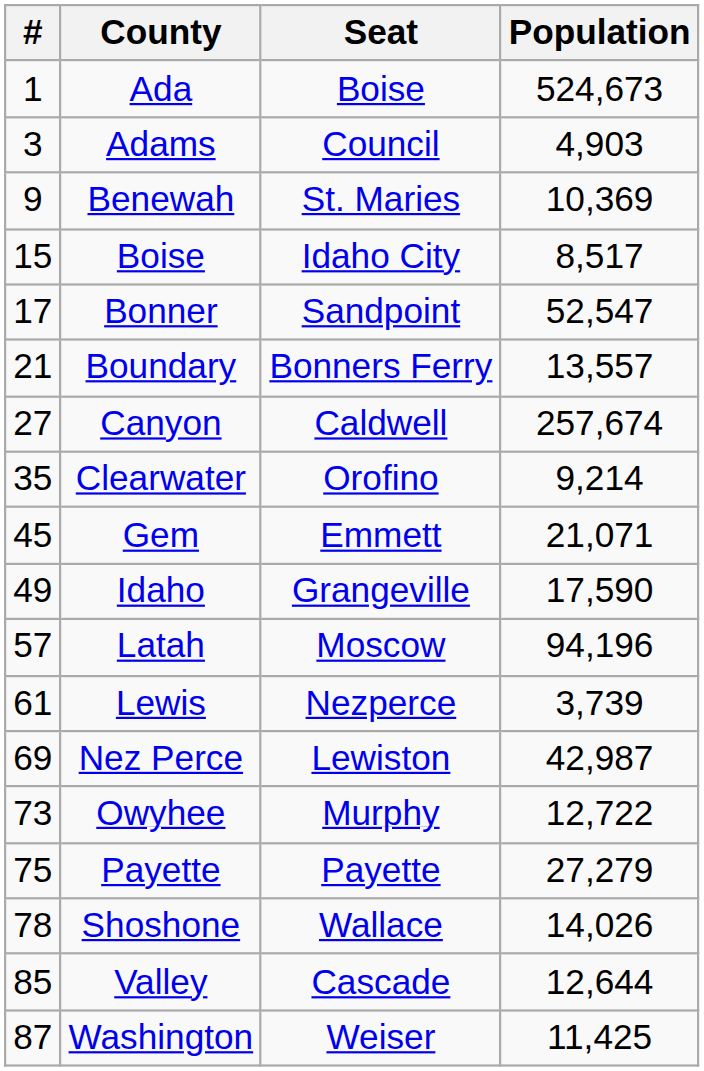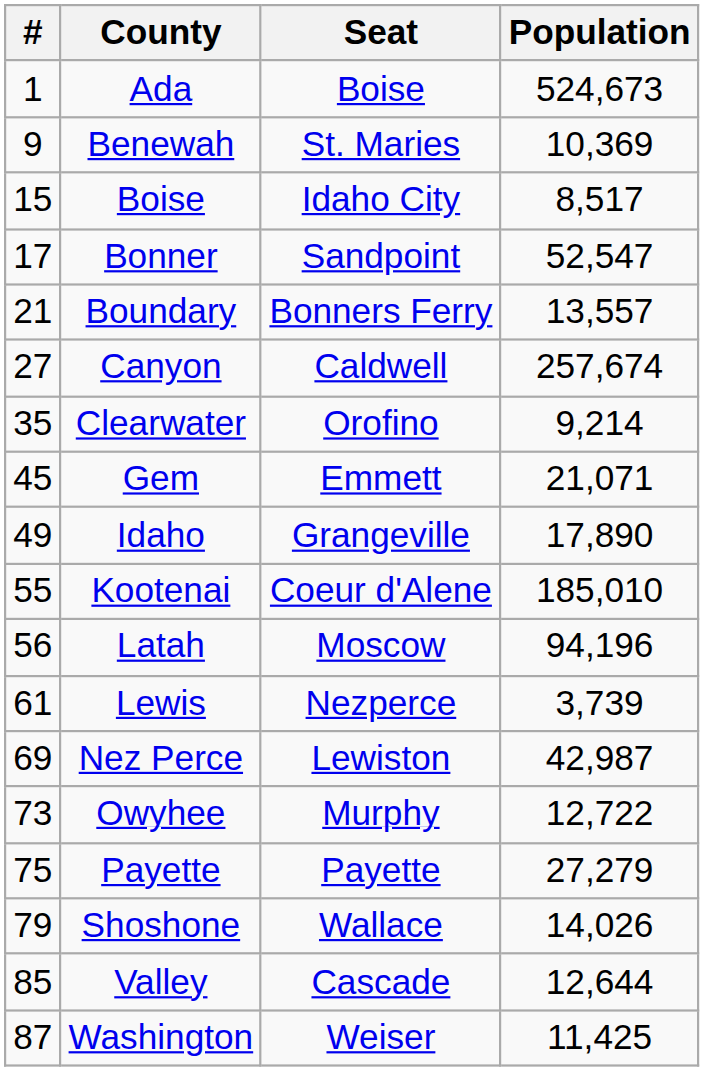- row: (161, 144)
(600, 590) 17,590 -> (600, 534) 17,890
+ row: (161, 590)
(33, 646) 57 -> (33, 646) 56
(33, 925) 78 -> (33, 925) 79
